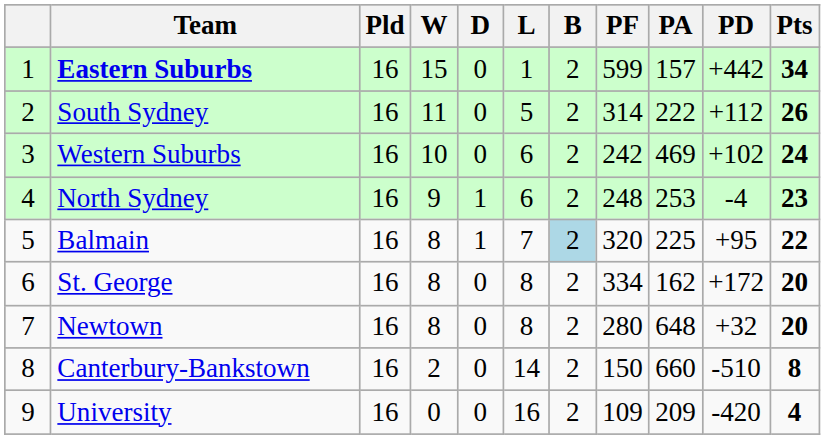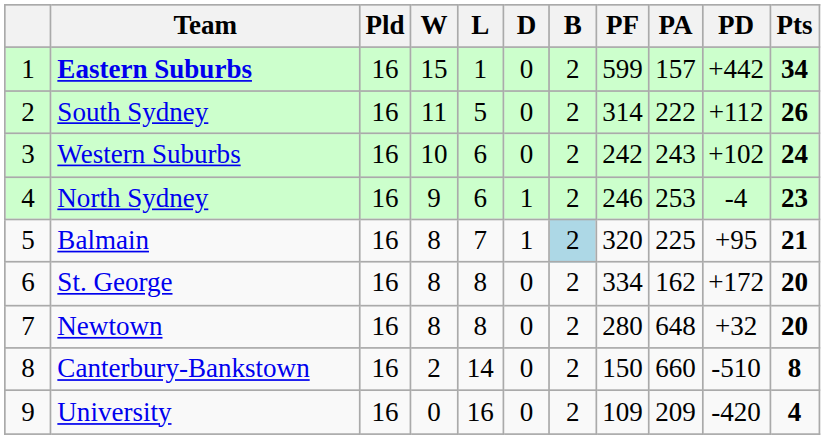columns swapped: (480, 25) <-> (527, 25)
(675, 154) 469 -> (675, 154) 243
(622, 197) 248 -> (622, 197) 246
(794, 240) 22 -> (794, 240) 21
